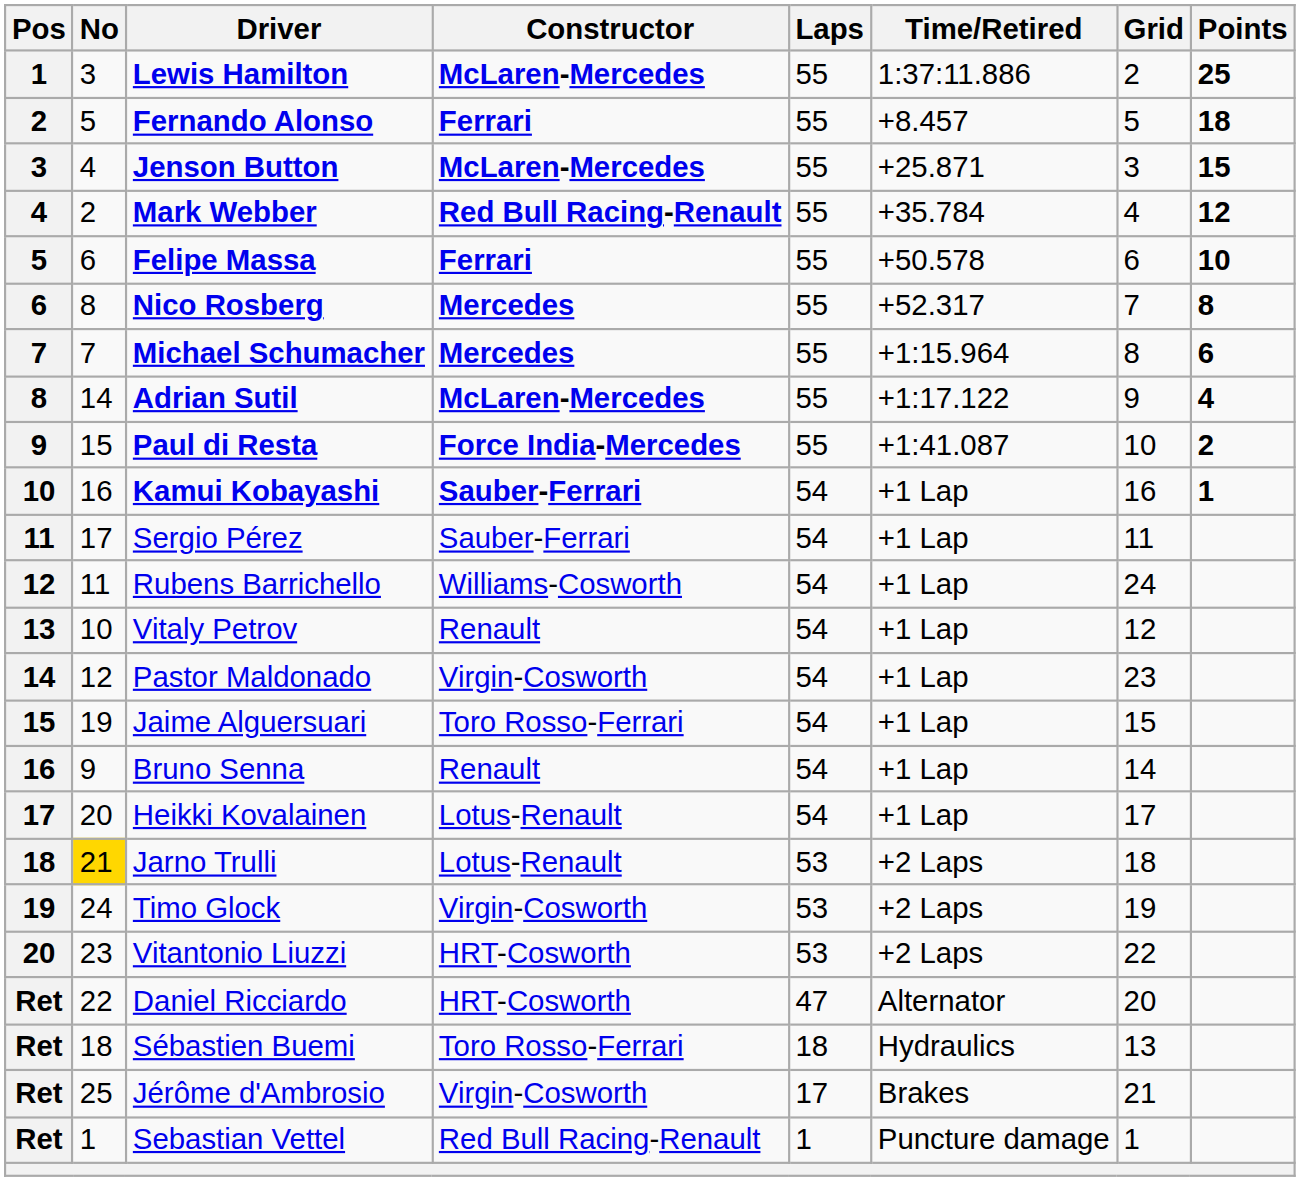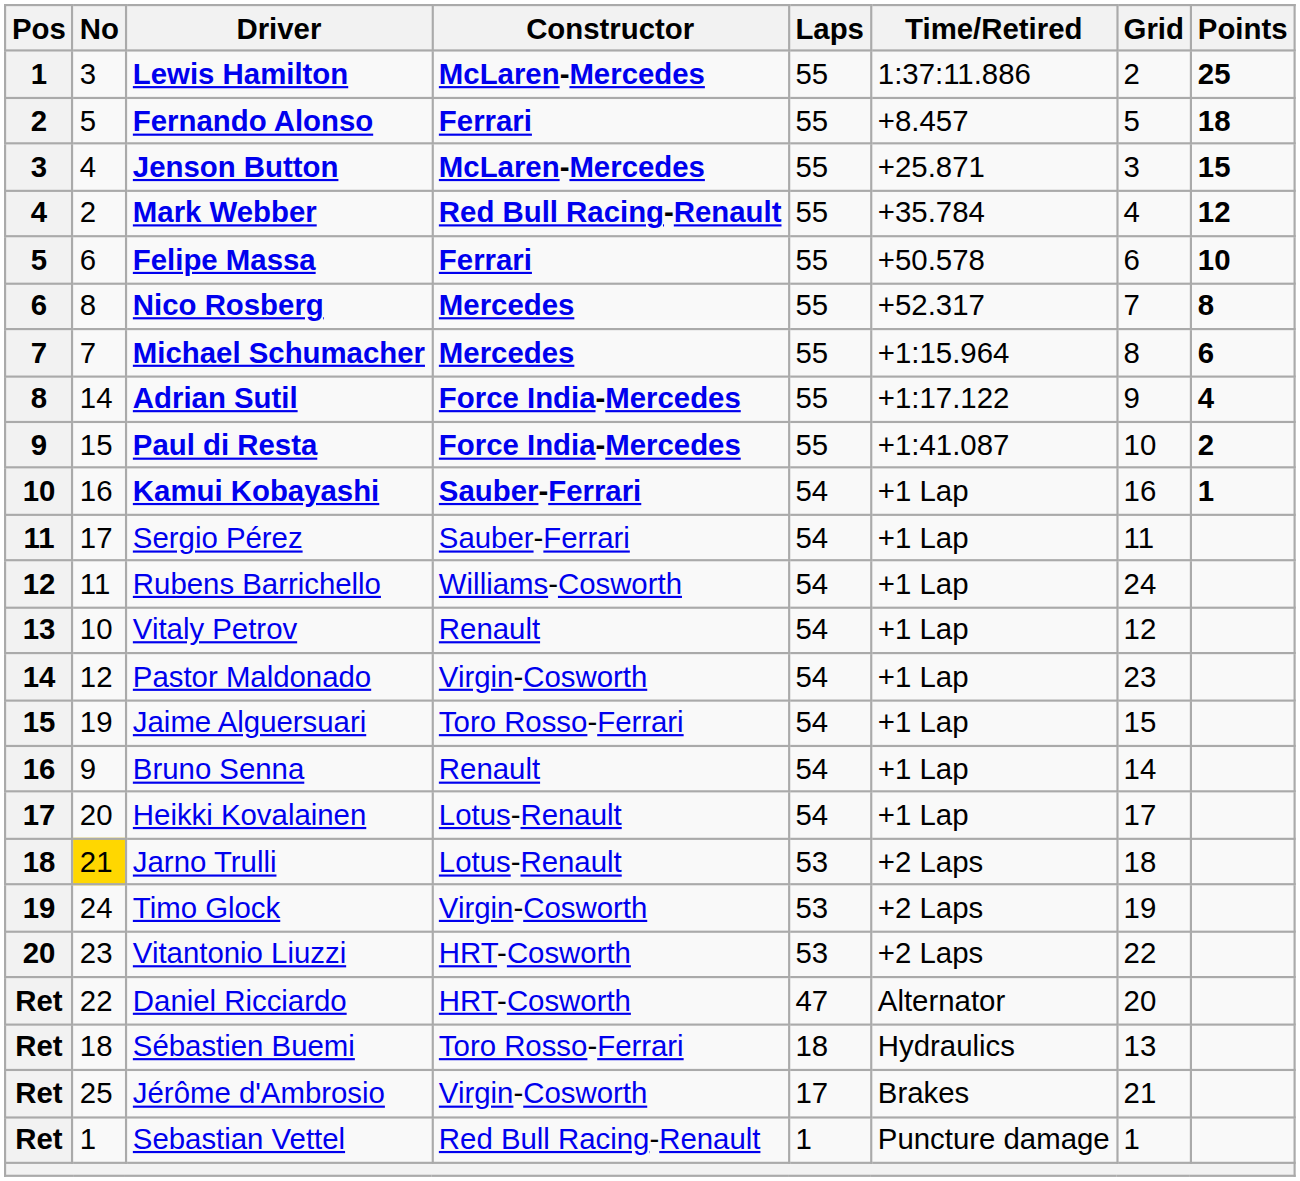(572, 398) McLaren-Mercedes -> (590, 398) Force India-Mercedes
